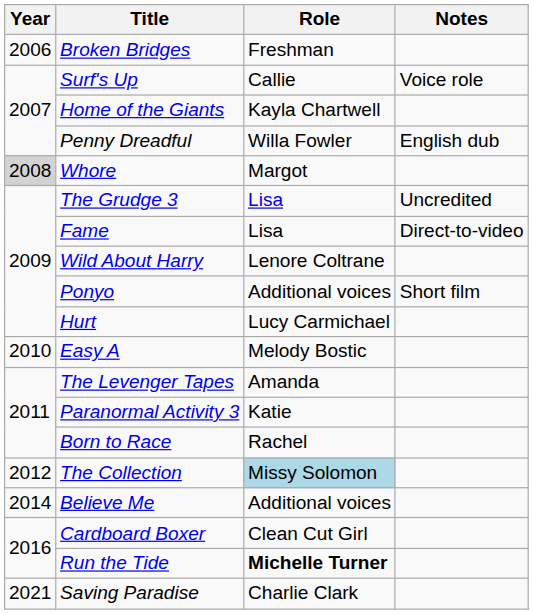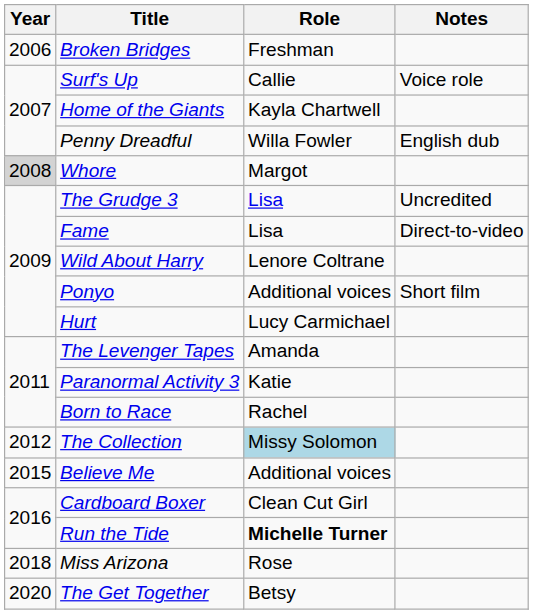- row: (90, 351)
(30, 502) 2014 -> (30, 472) 2015
+ row: (114, 563)
+ row: (134, 593)
- row: (129, 593)
